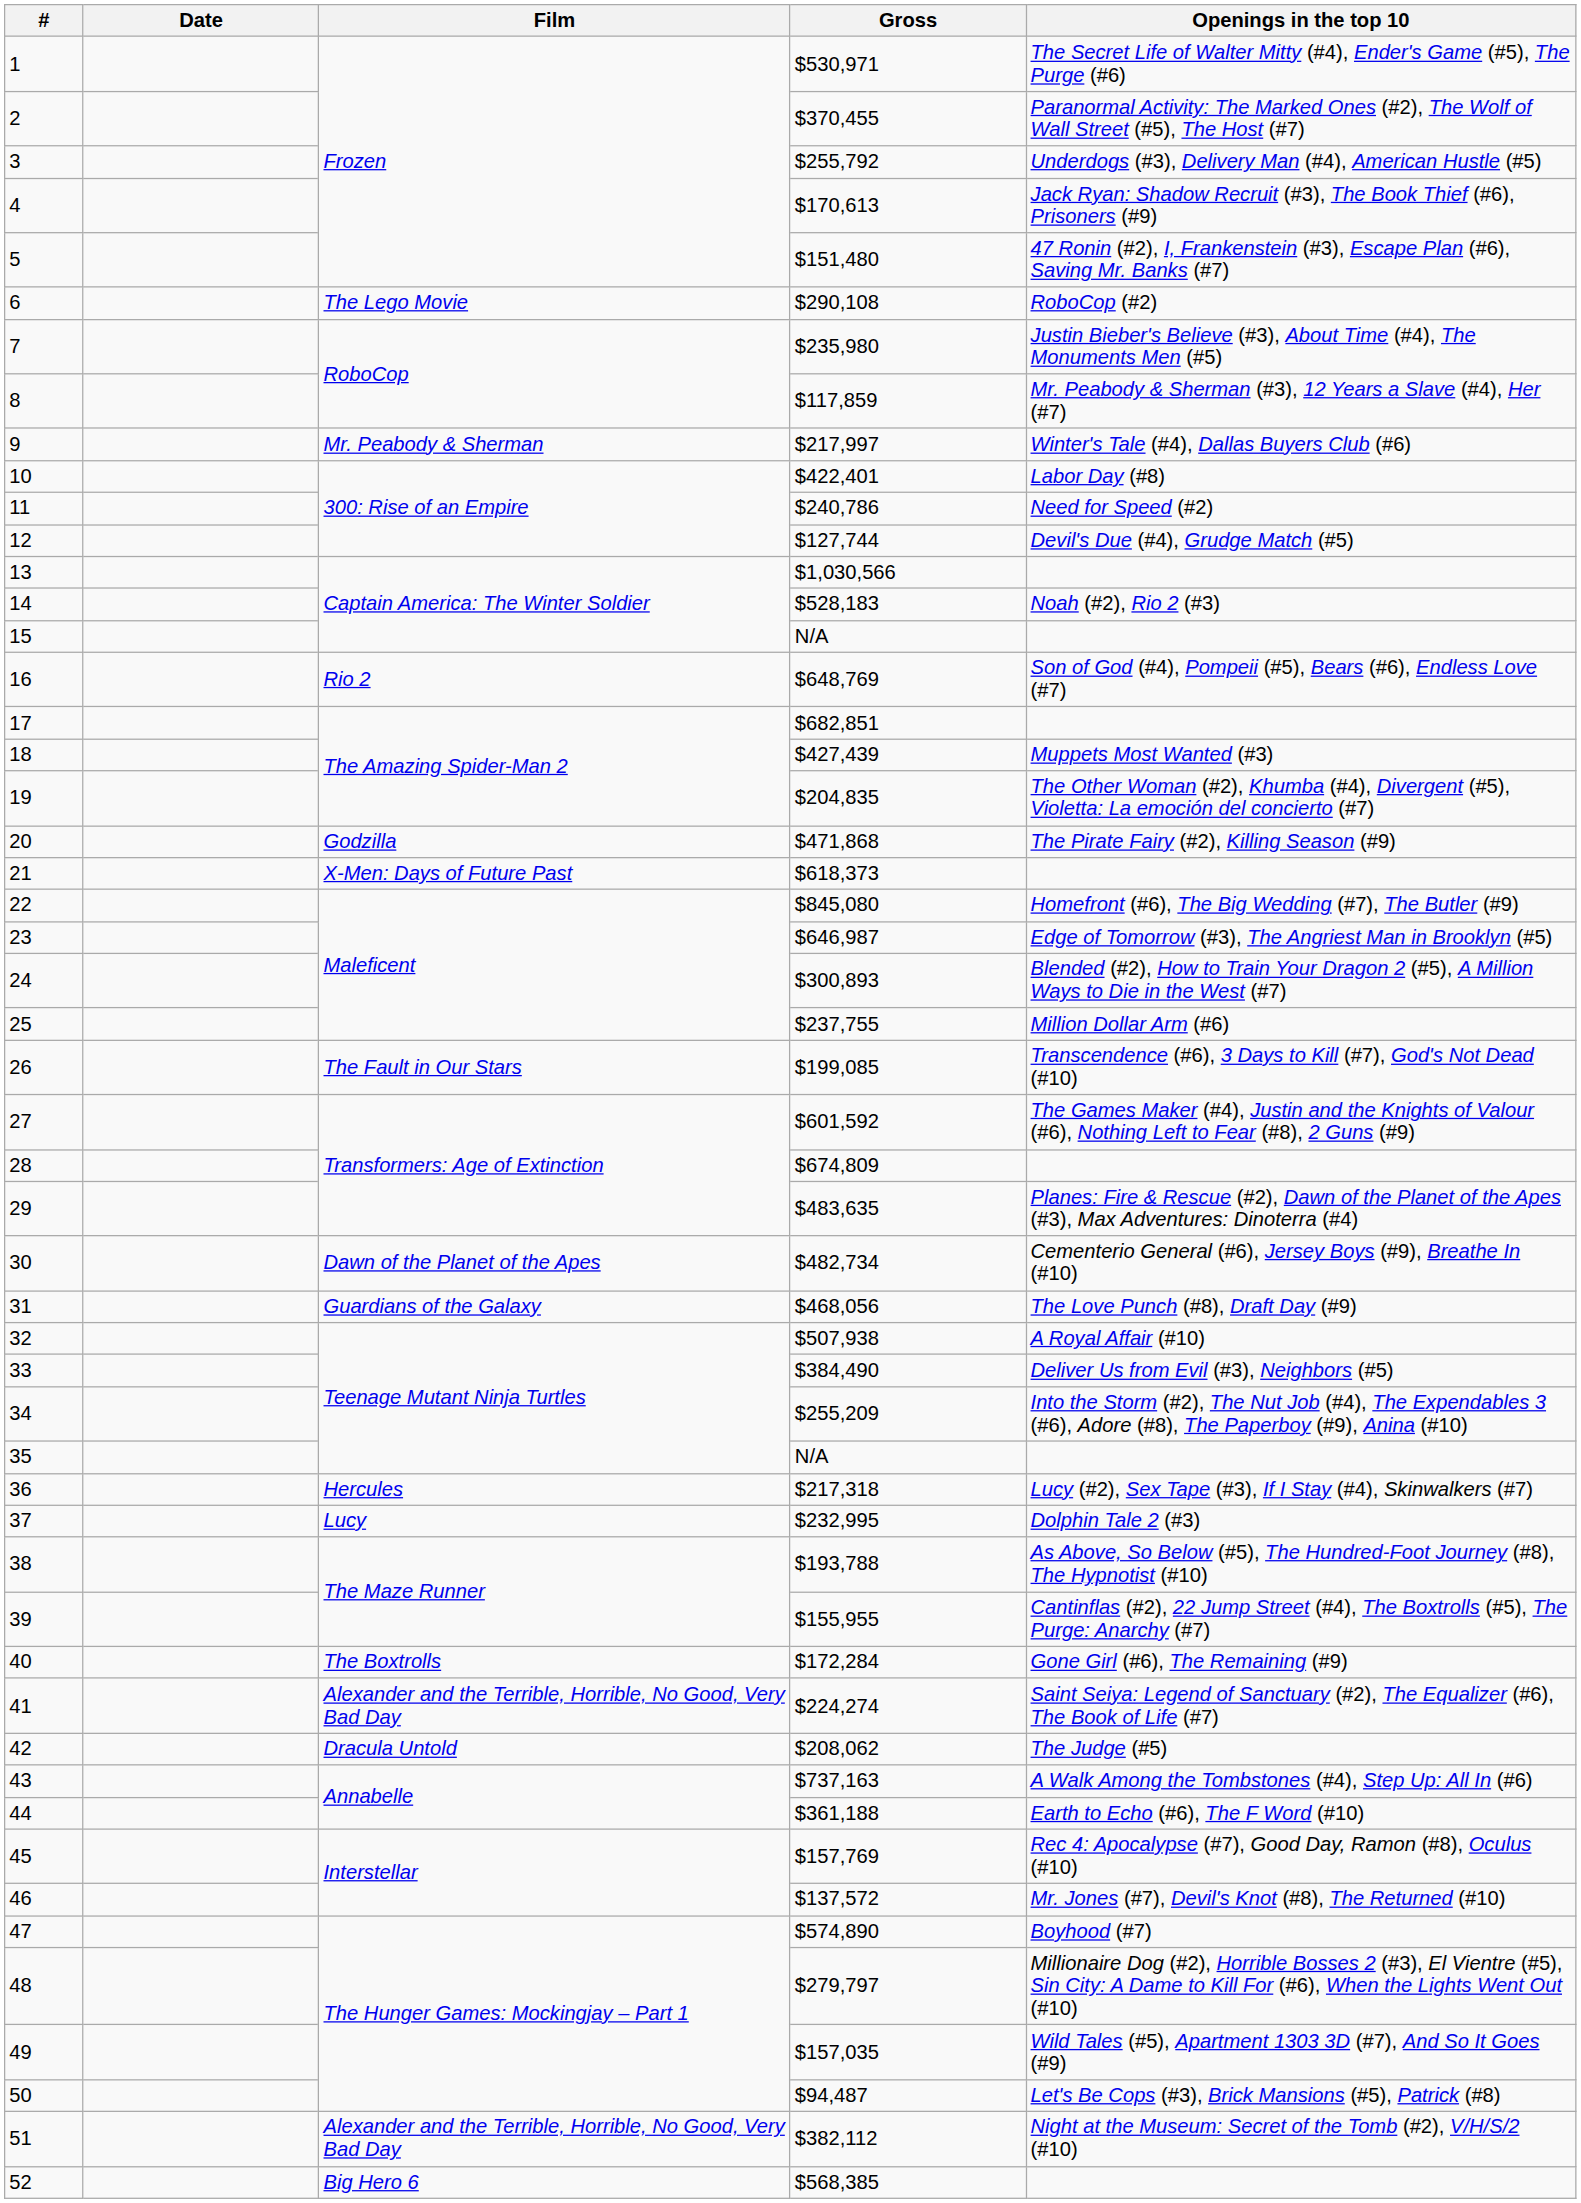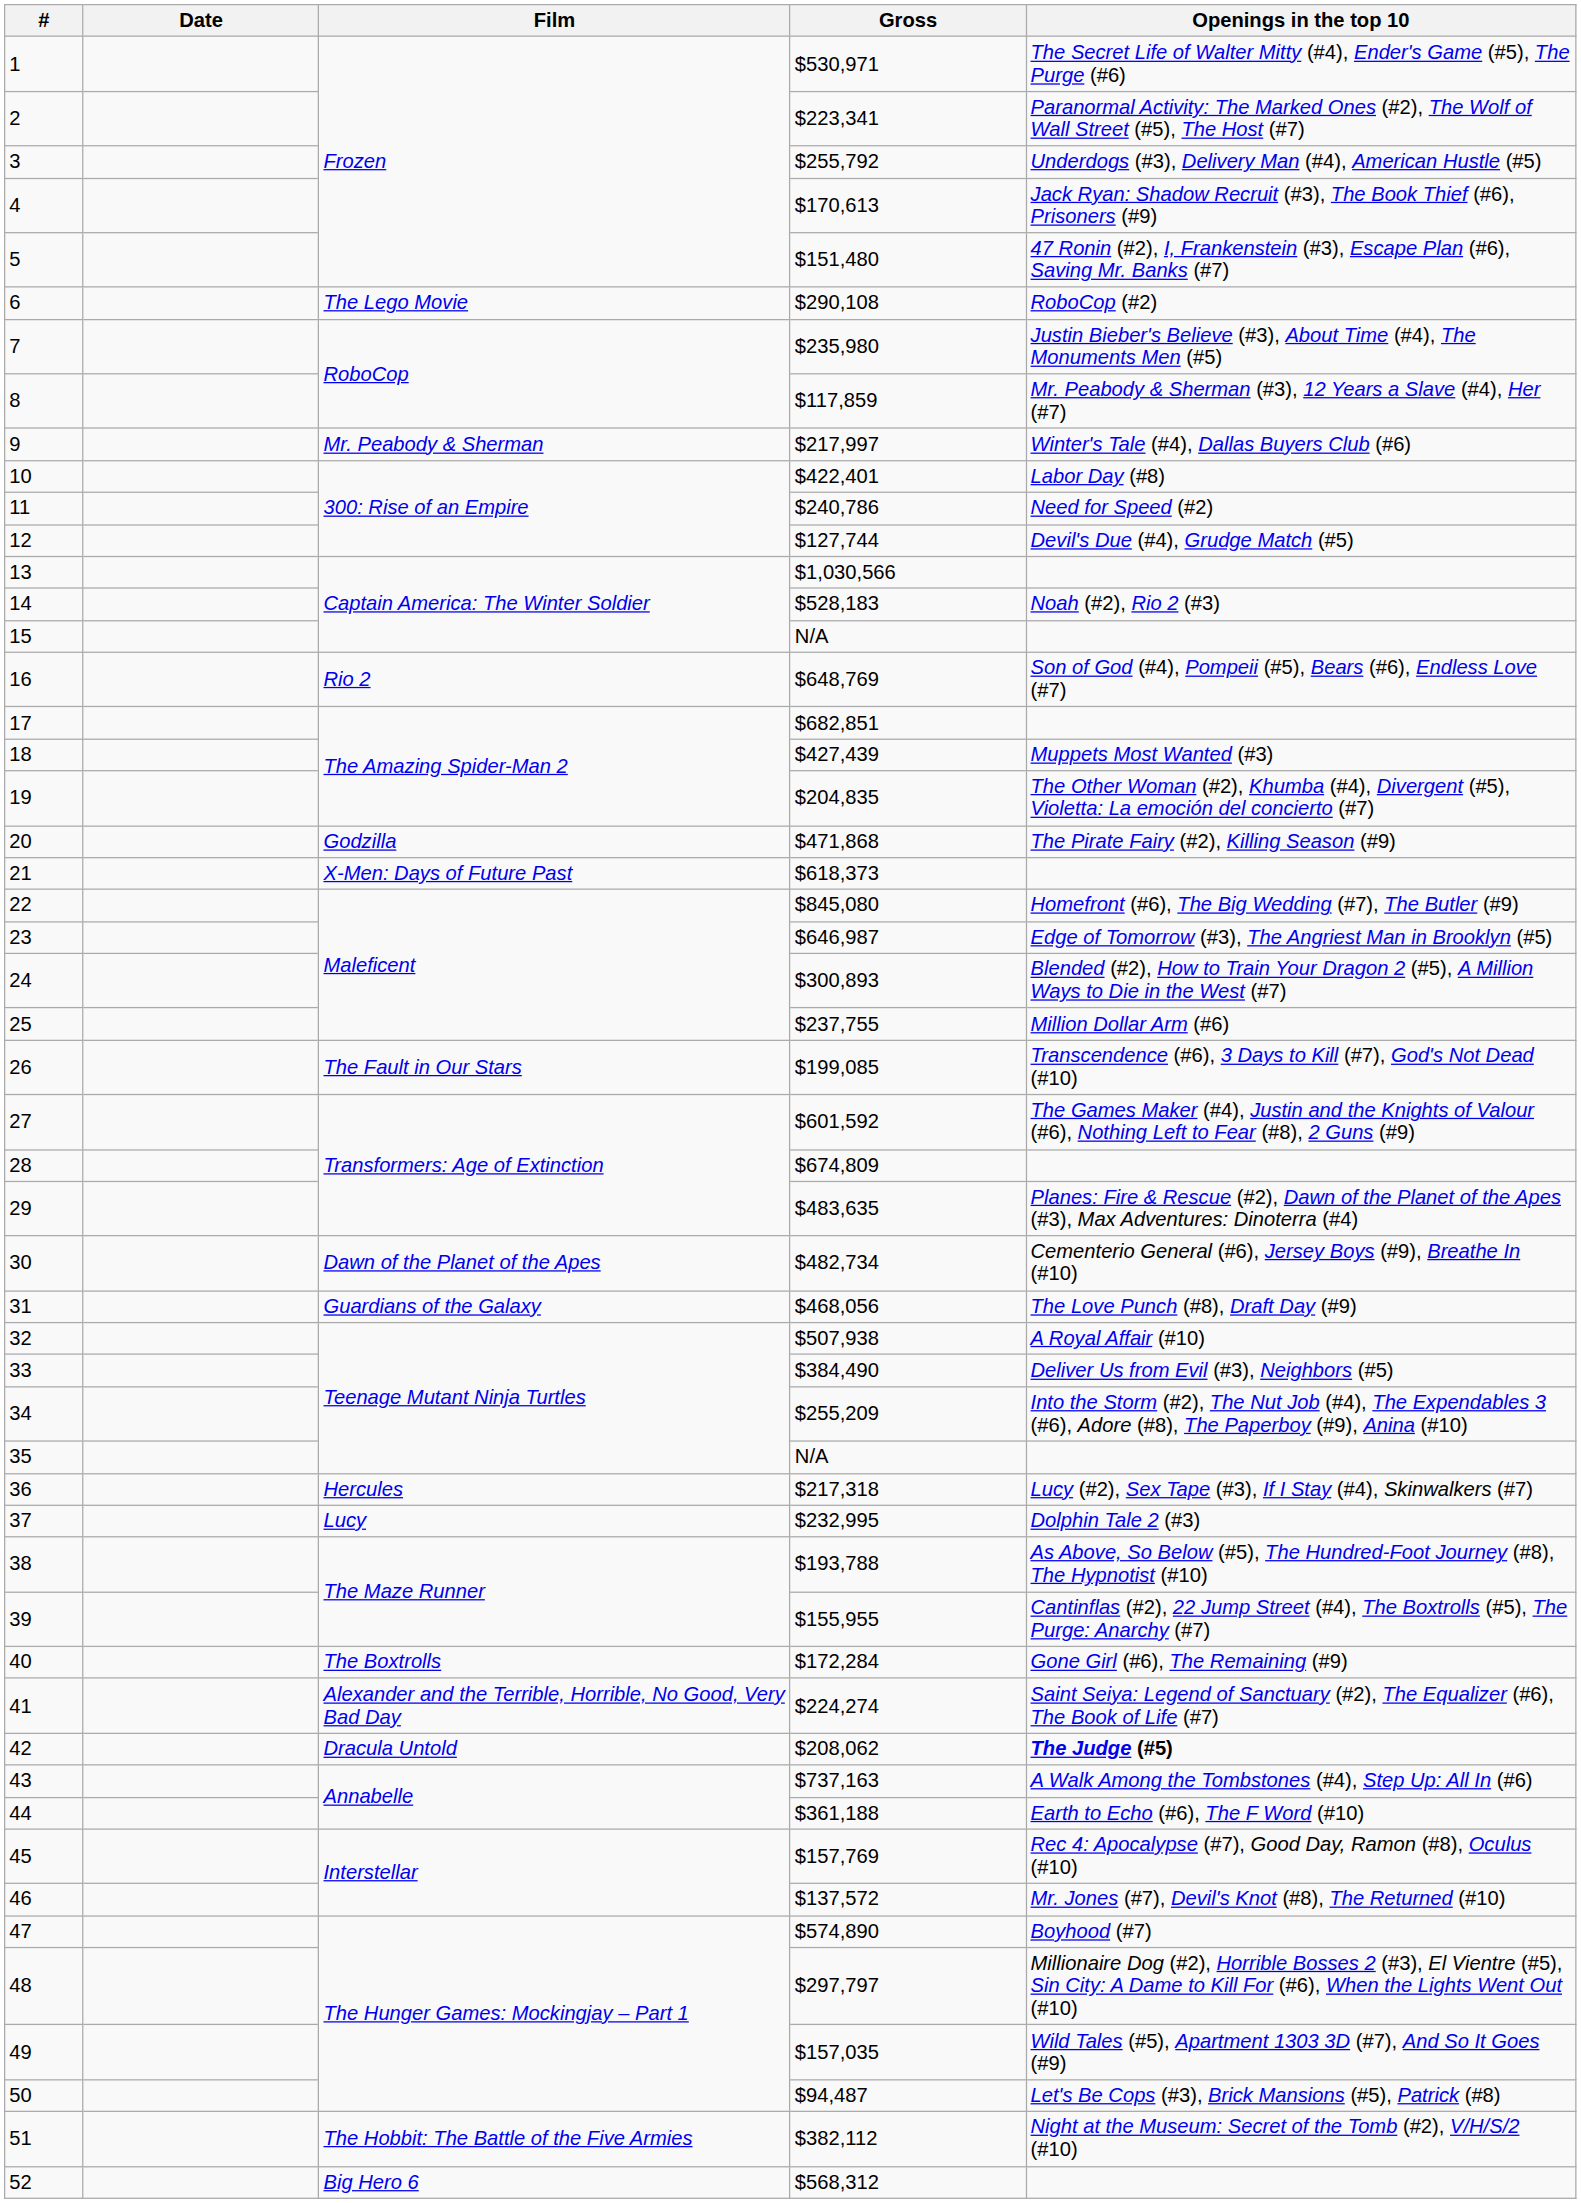(837, 118) $370,455 -> (837, 118) $223,341
(1099, 1748) normal -> (1102, 1748) bold
(837, 1986) $279,797 -> (837, 1986) $297,797
(554, 2138) Alexander and the Terrible, Horrible, No Good, Very Bad Day -> (508, 2138) The Hobbit: The Battle of the Five Armies
(837, 2182) $568,385 -> (837, 2182) $568,312
